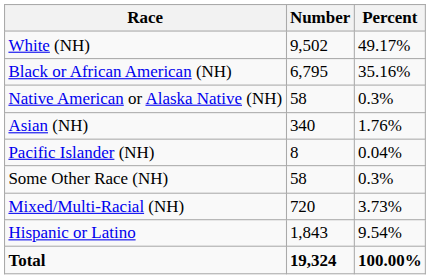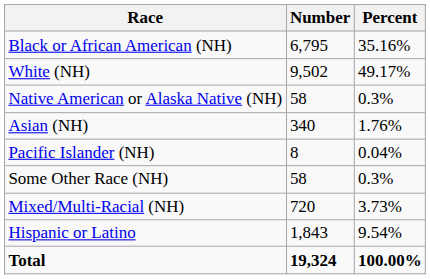rows swapped: (49, 44) <-> (120, 71)
